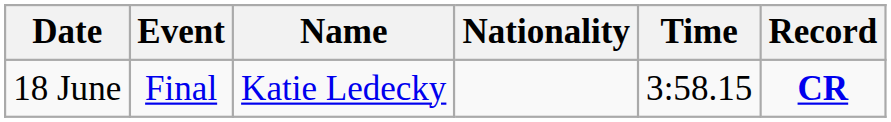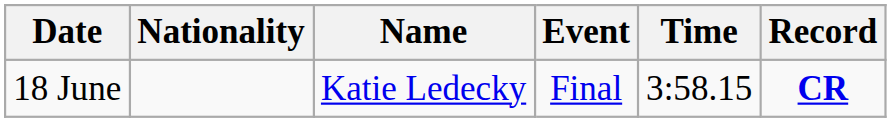columns swapped: (181, 32) <-> (546, 32)
